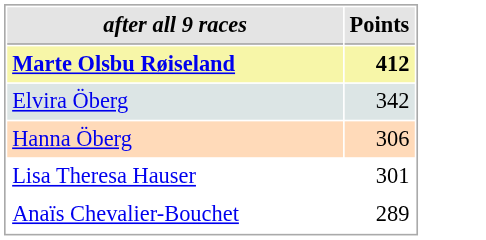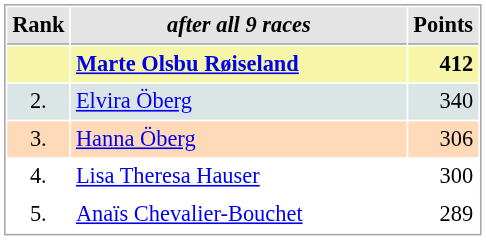+ column: (38, 24)
(393, 101) 342 -> (456, 101) 340
(393, 176) 301 -> (456, 176) 300
